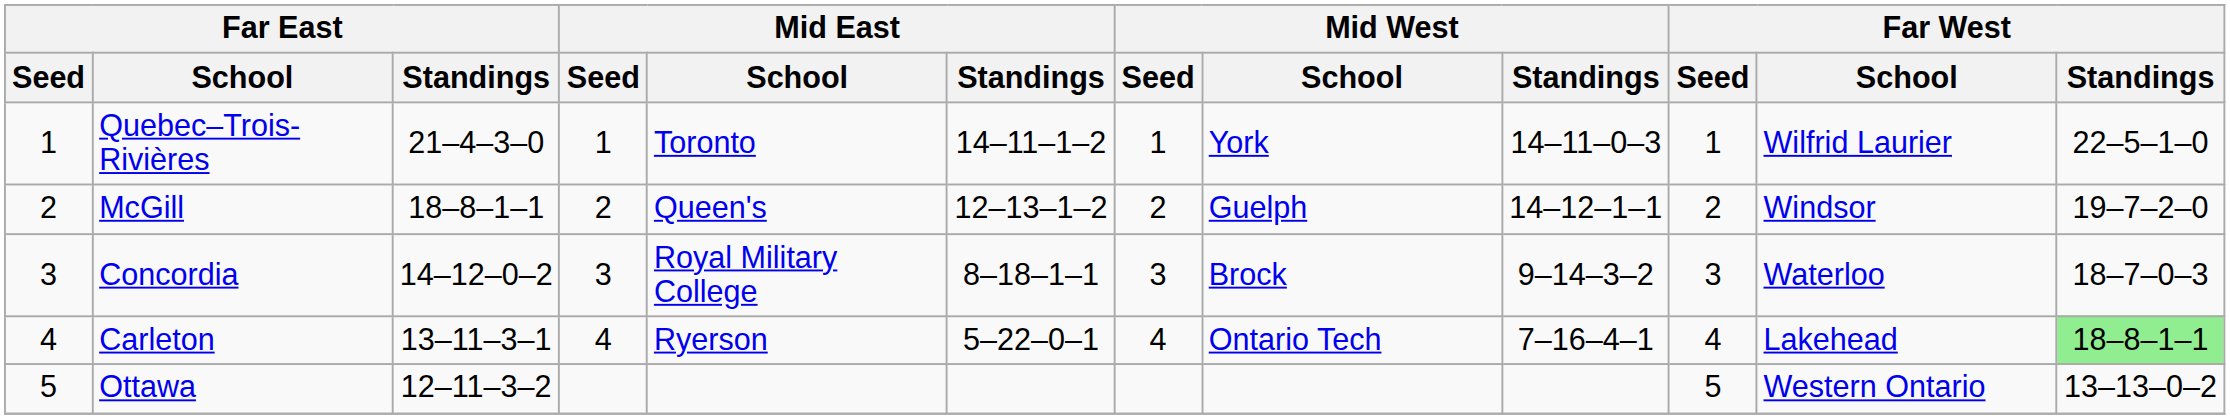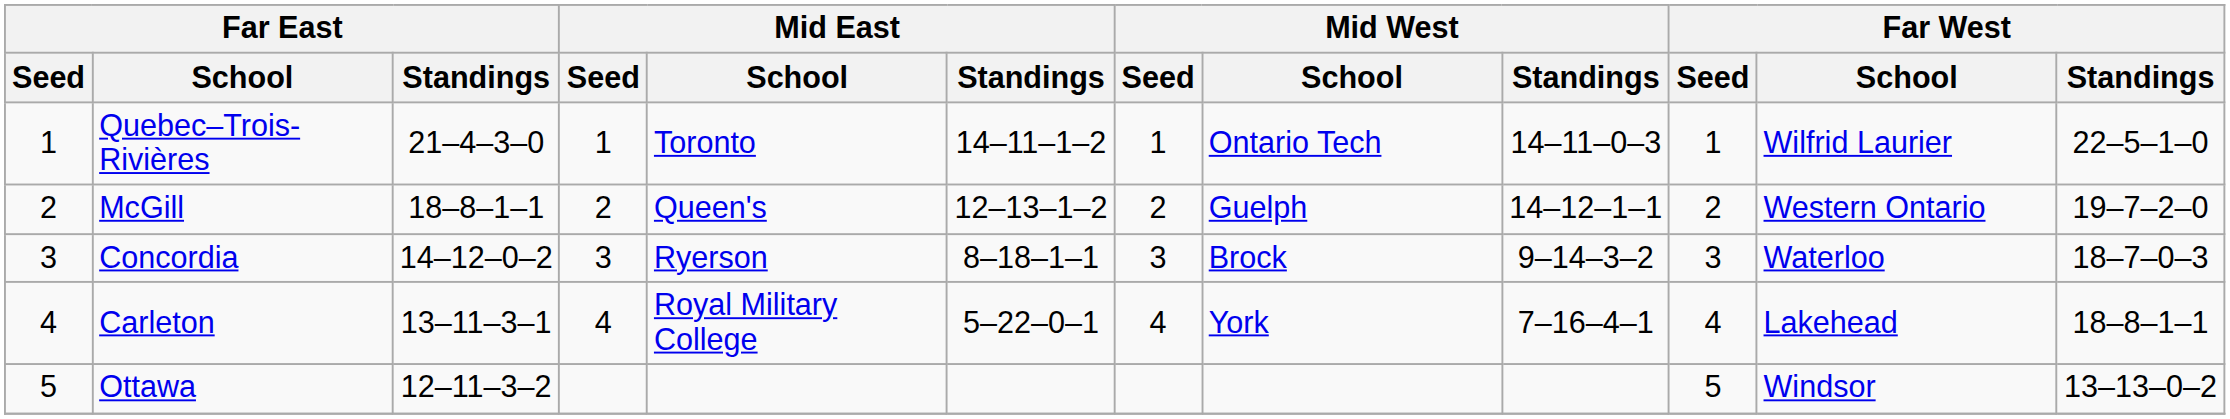(1239, 142) York -> (1295, 142) Ontario Tech
(1820, 208) Windsor -> (1875, 208) Western Ontario
(746, 274) Royal Military College -> (711, 256) Ryerson
(711, 339) Ryerson -> (746, 322) Royal Military College
(1295, 339) Ontario Tech -> (1239, 322) York
(2141, 339) lightgreen background -> (2141, 322) no background
(1875, 388) Western Ontario -> (1820, 388) Windsor
